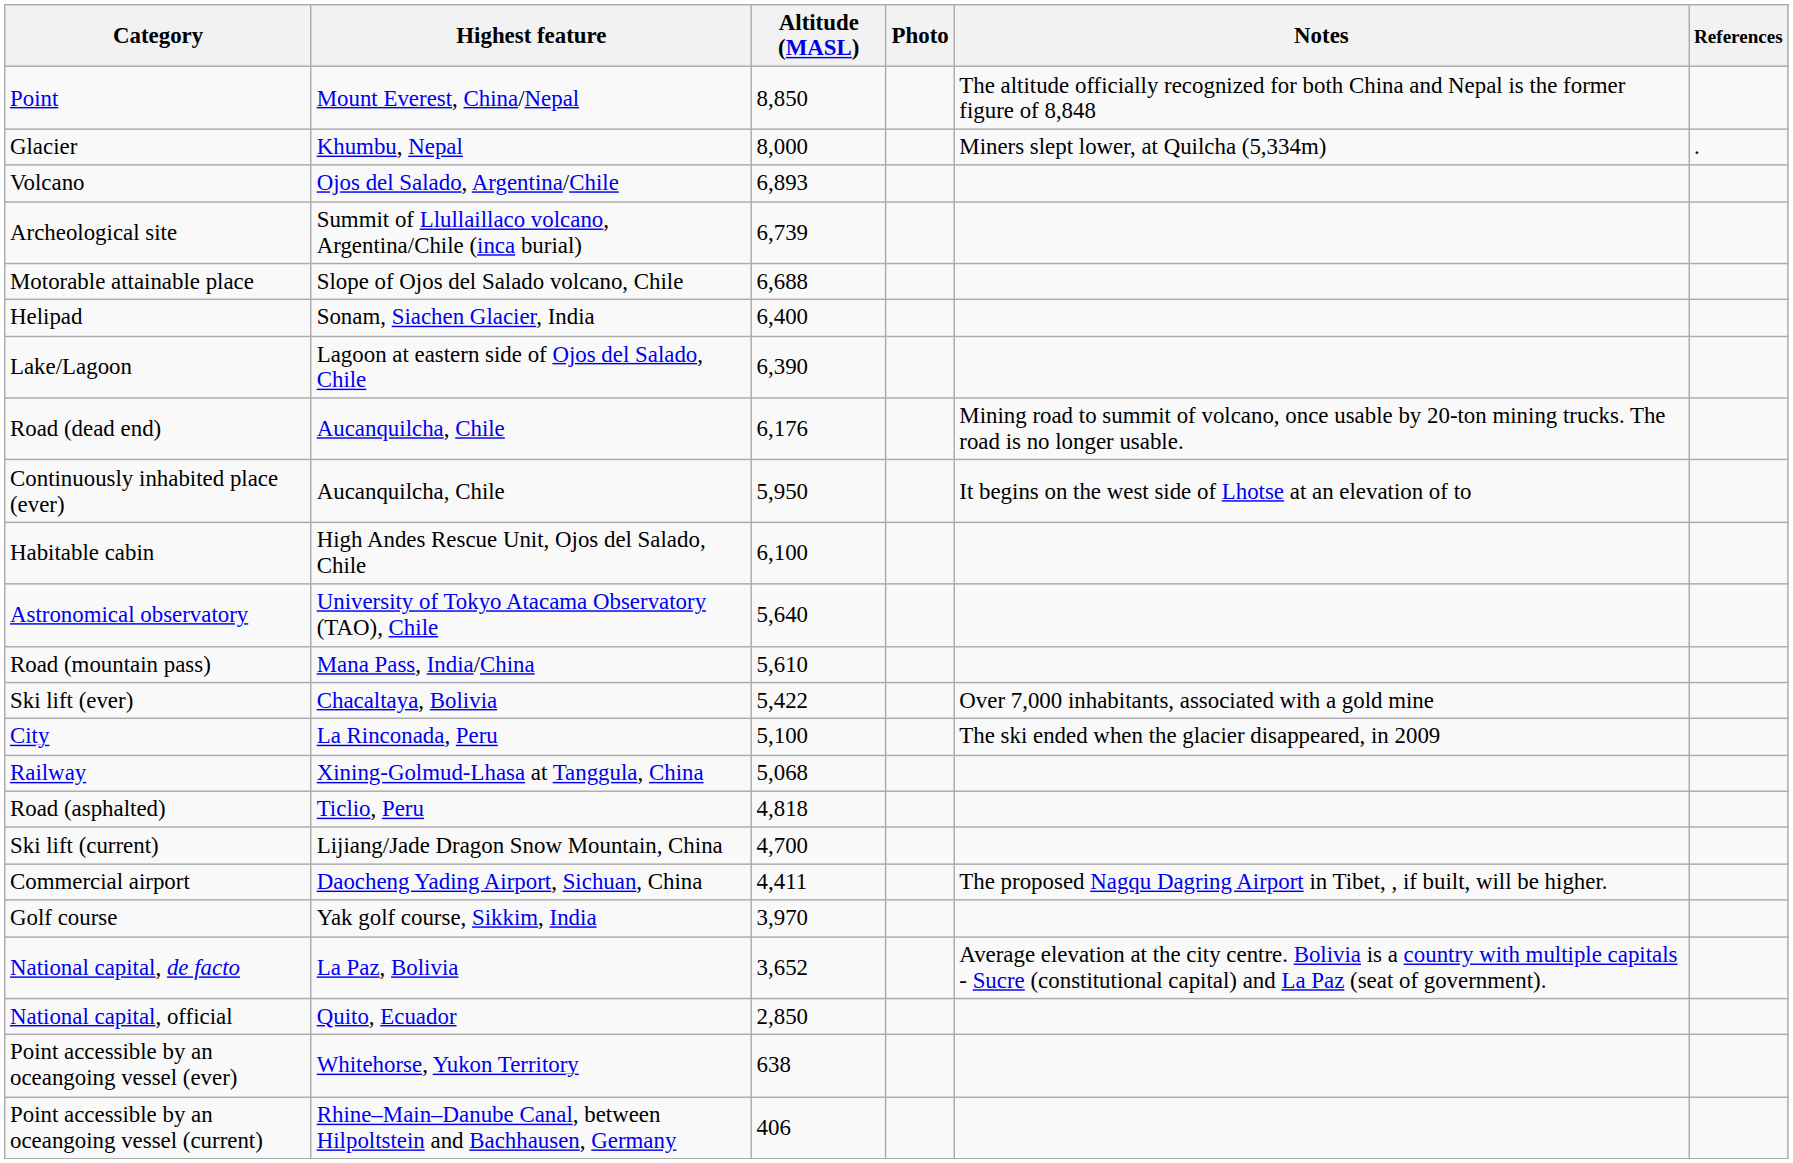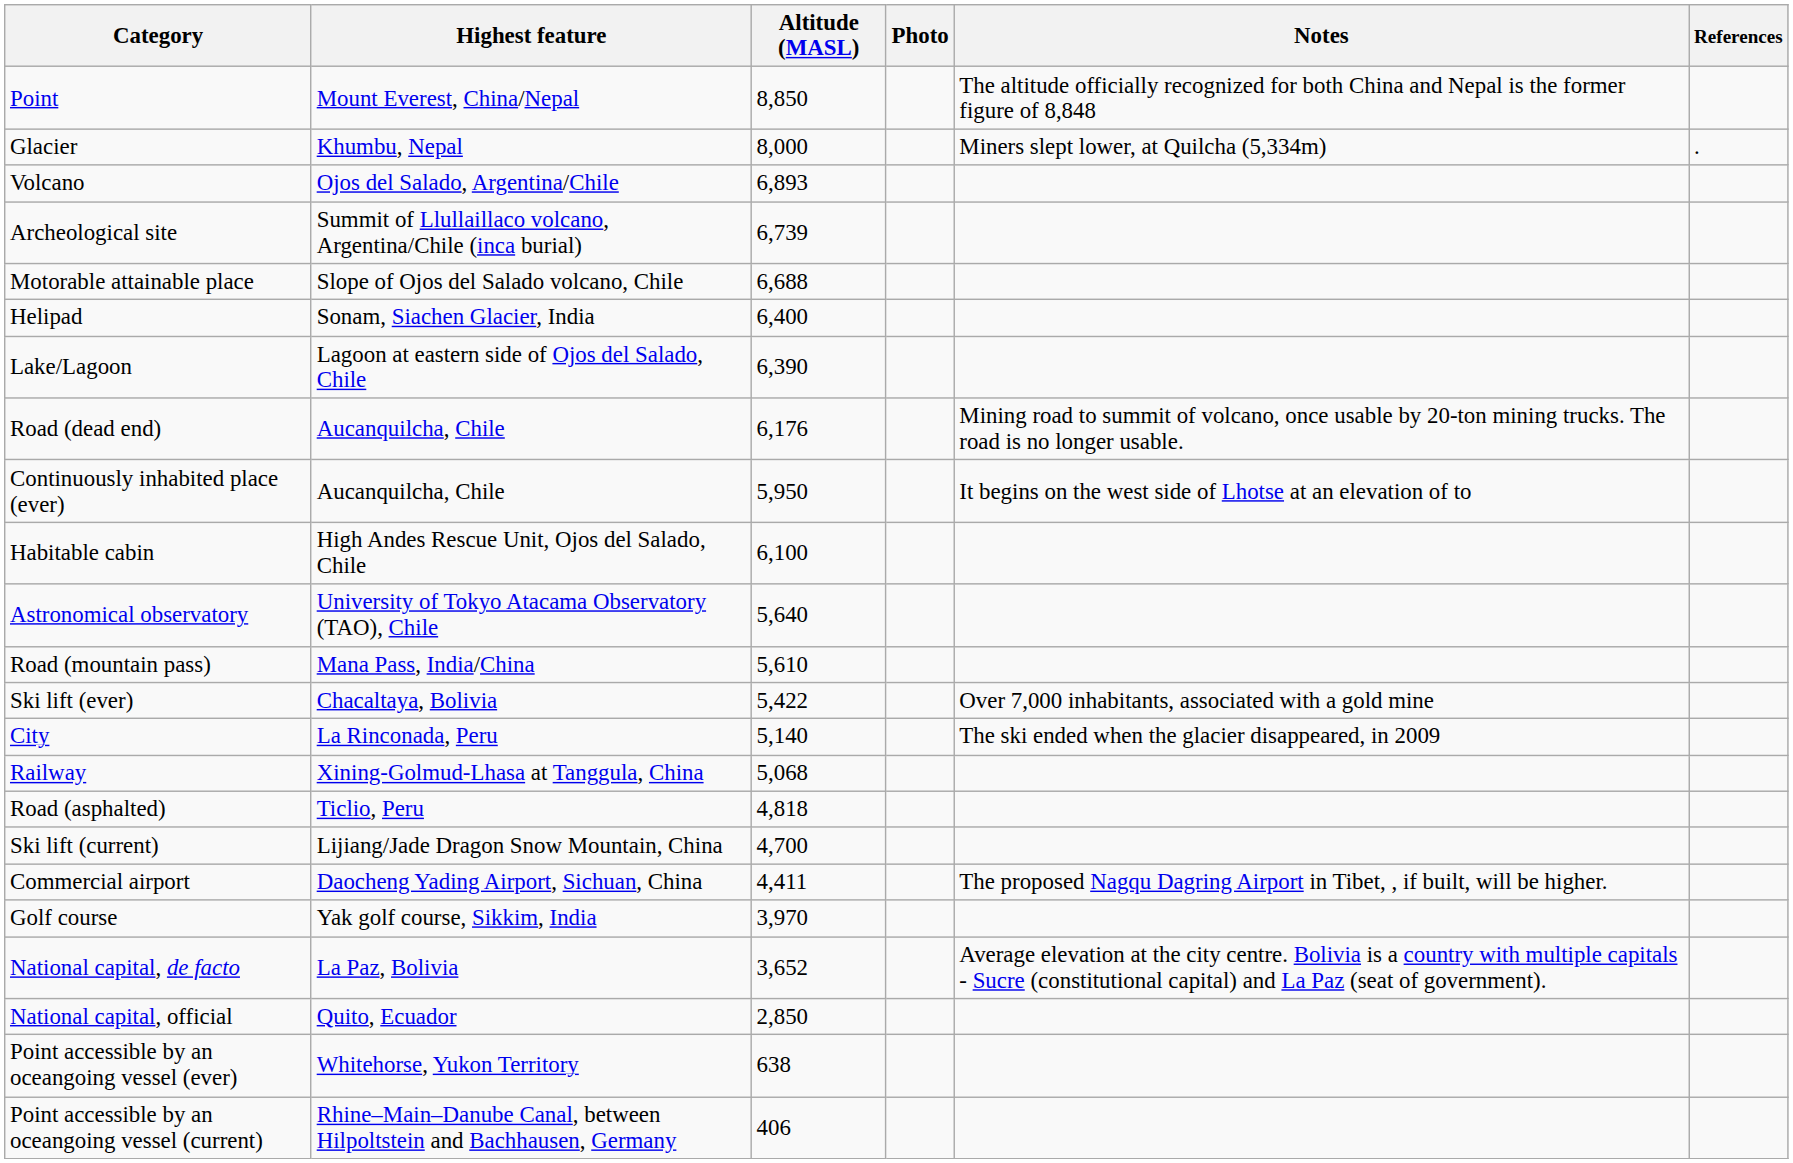(782, 736) 5,100 -> (782, 736) 5,140
